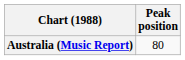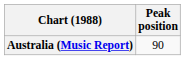(158, 45) 80 -> (158, 45) 90
